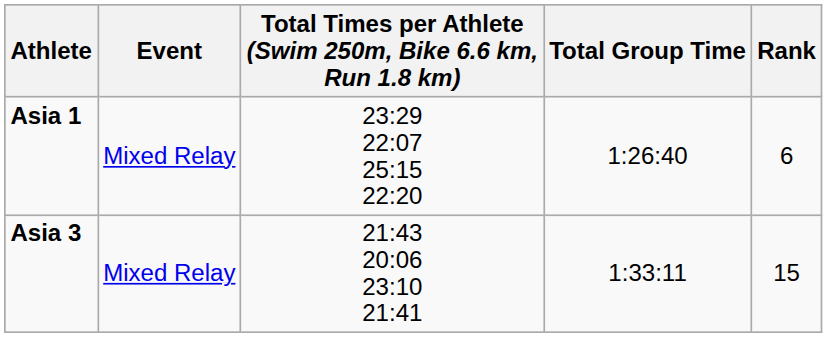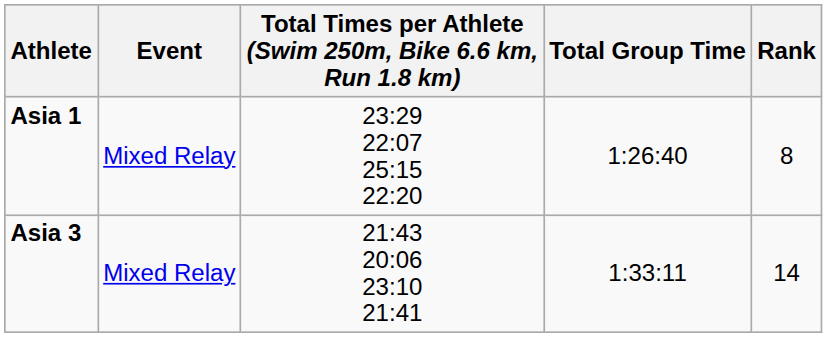(787, 156) 6 -> (787, 156) 8
(787, 274) 15 -> (787, 274) 14
